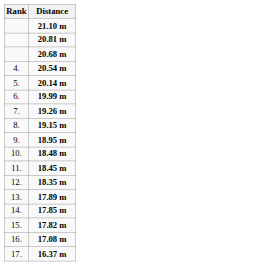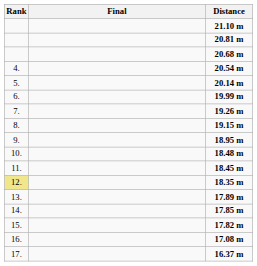+ column: (117, 12)
(16, 183) no background -> (16, 183) khaki background
